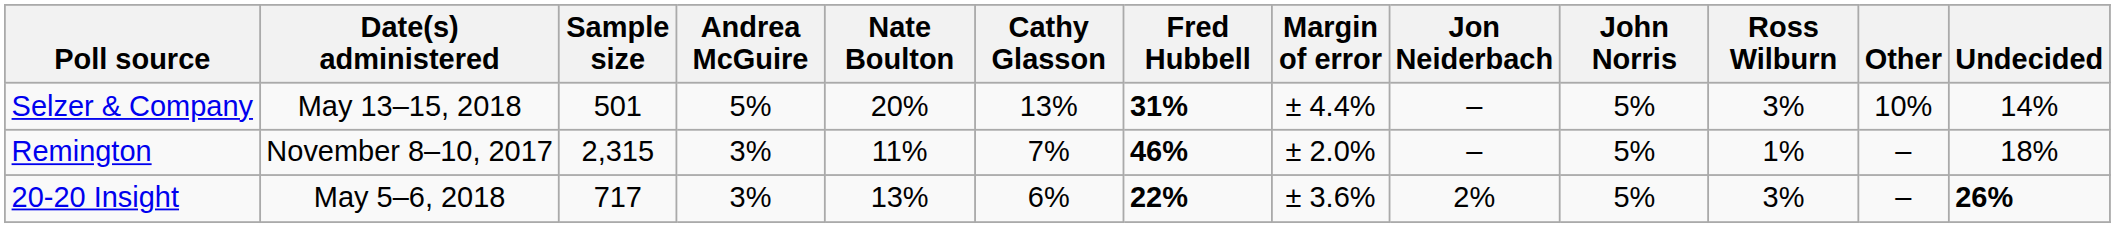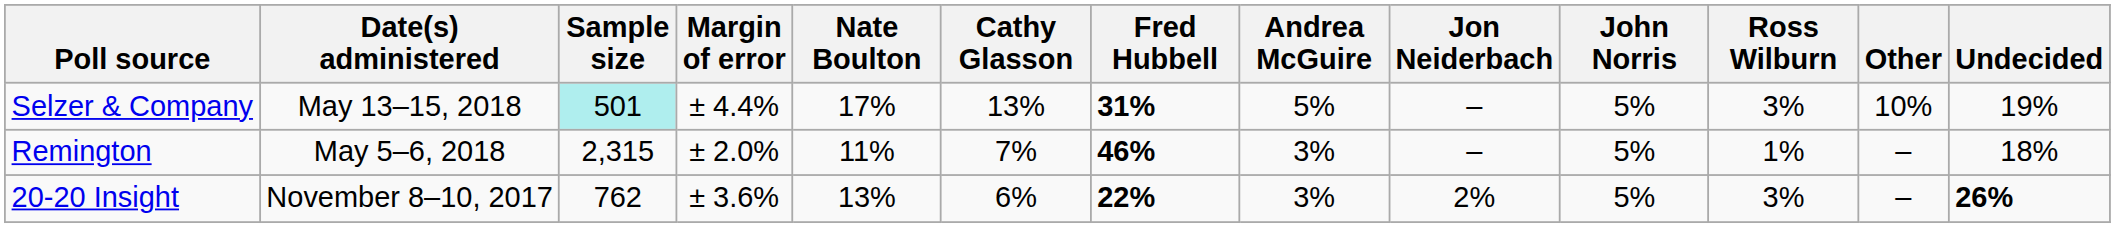columns swapped: (1331, 43) <-> (751, 43)
(618, 105) no background -> (618, 105) paleturquoise background
(900, 105) 20% -> (867, 105) 17%
(2029, 105) 14% -> (2029, 105) 19%
(410, 151) November 8–10, 2017 -> (410, 151) May 5–6, 2018
(410, 197) May 5–6, 2018 -> (410, 197) November 8–10, 2017
(618, 197) 717 -> (618, 197) 762
